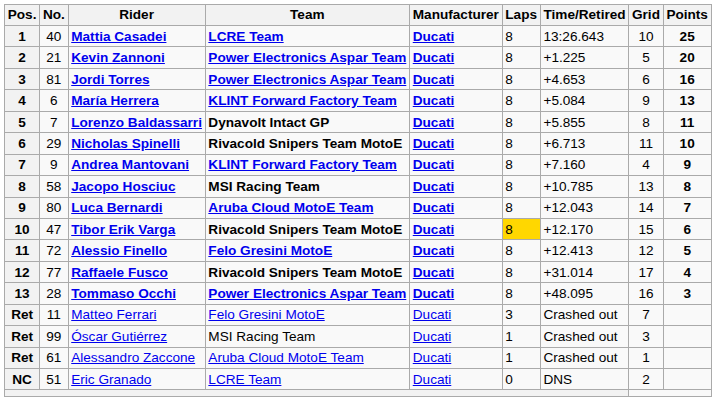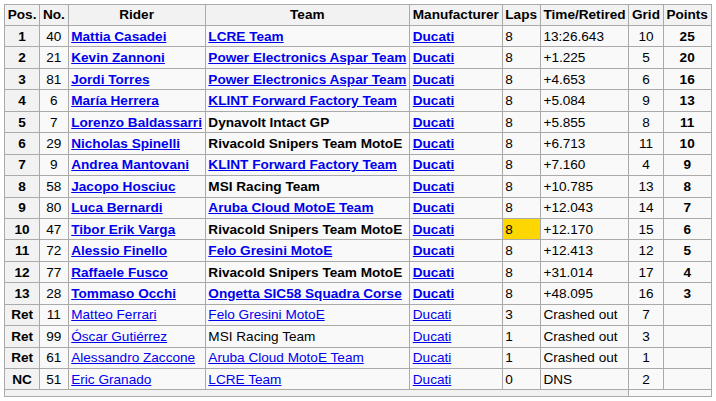(307, 294) Power Electronics Aspar Team -> (305, 294) Ongetta SIC58 Squadra Corse
